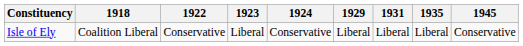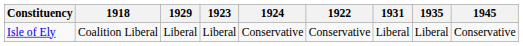columns swapped: (194, 13) <-> (353, 13)
